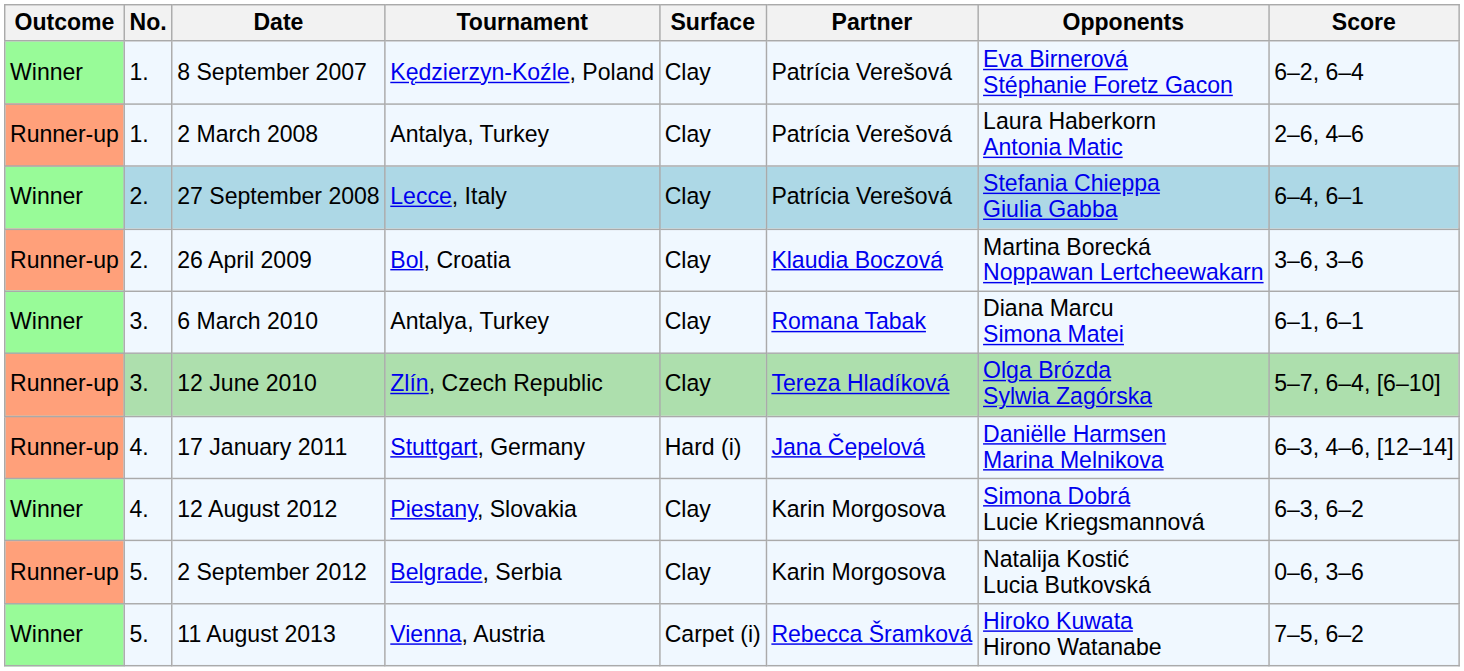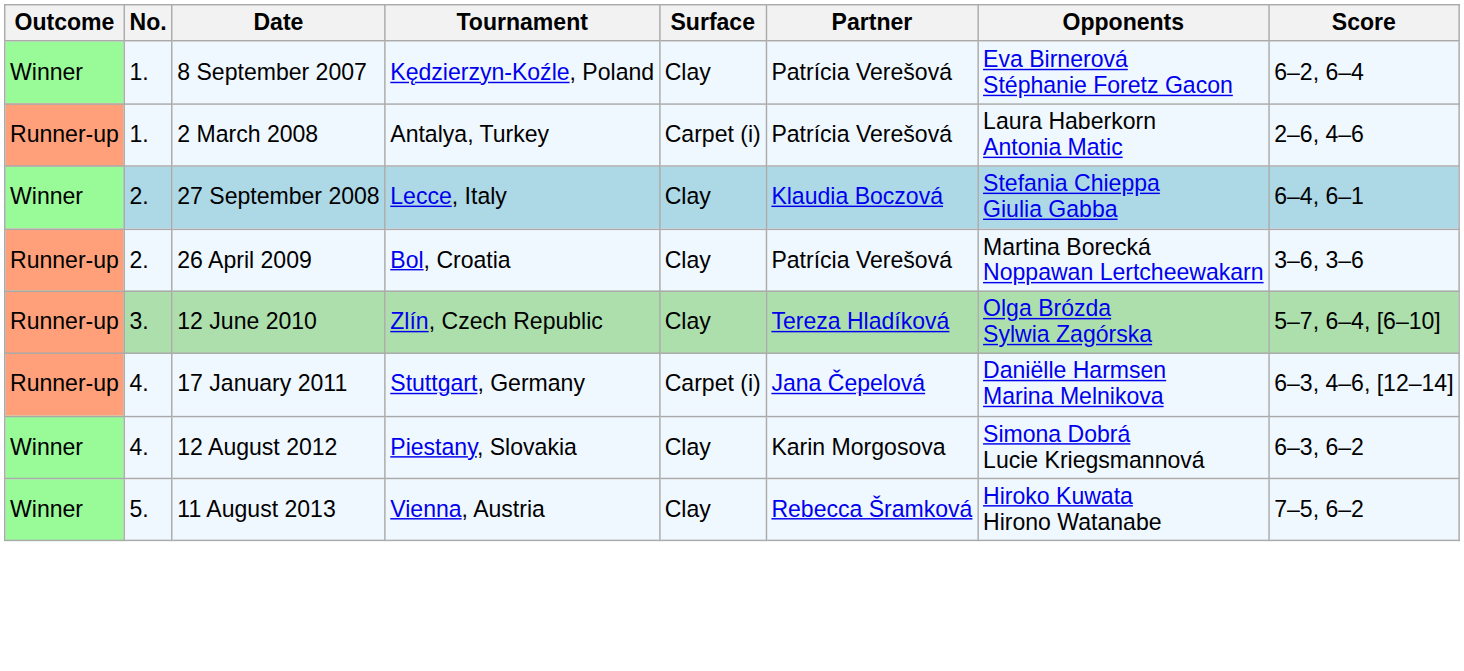(688, 134) Clay -> (713, 134) Carpet (i)
(862, 197) Patrícia Verešová -> (857, 197) Klaudia Boczová
(857, 259) Klaudia Boczová -> (862, 259) Patrícia Verešová
- row: (248, 322)
(703, 447) Hard (i) -> (713, 384) Carpet (i)
- row: (272, 571)
(713, 634) Carpet (i) -> (688, 509) Clay
